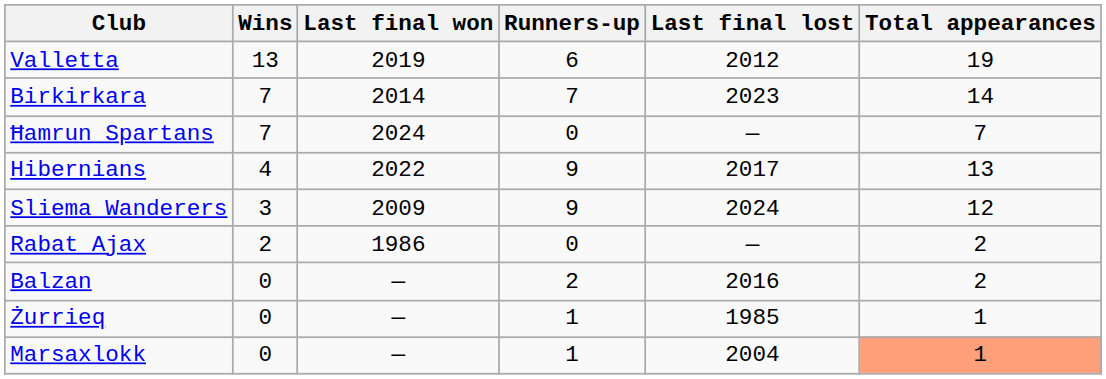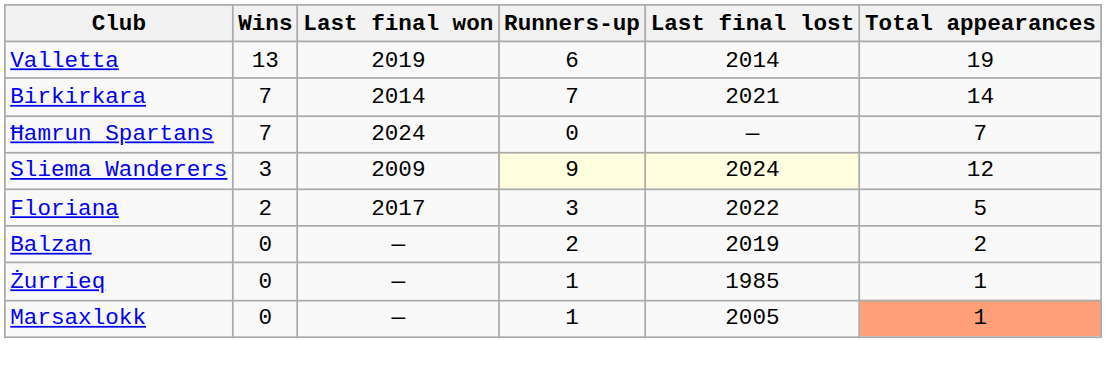(752, 60) 2012 -> (752, 60) 2014
(752, 97) 2023 -> (752, 97) 2021
- row: (78, 171)
(572, 208) no background -> (572, 171) lightyellow background
(752, 208) no background -> (752, 171) lightyellow background
- row: (78, 245)
+ row: (65, 208)
(752, 281) 2016 -> (752, 245) 2019
(752, 355) 2004 -> (752, 318) 2005
